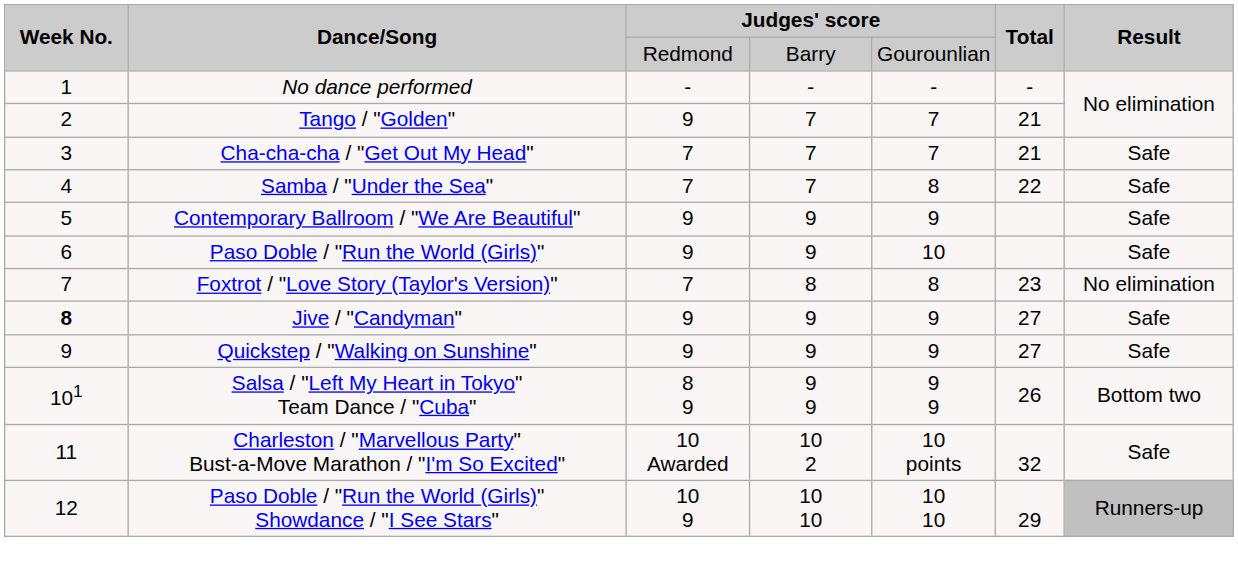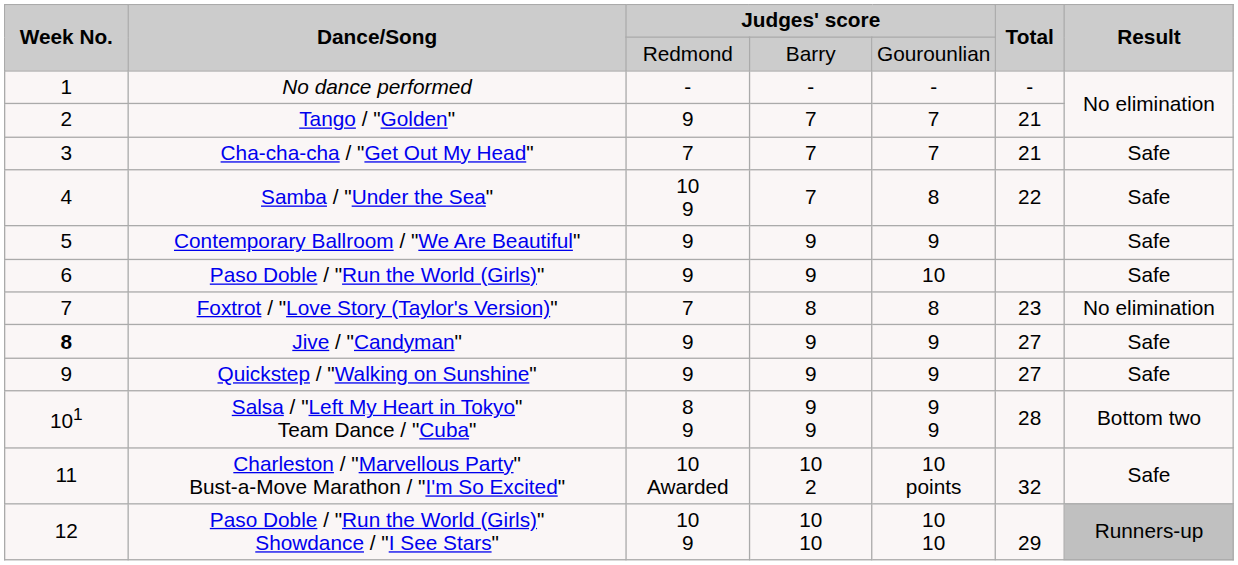(688, 185) 7 -> (688, 197) 10 9
(1030, 395) 26 -> (1030, 418) 28
